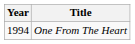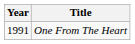(18, 30) 1994 -> (18, 30) 1991
